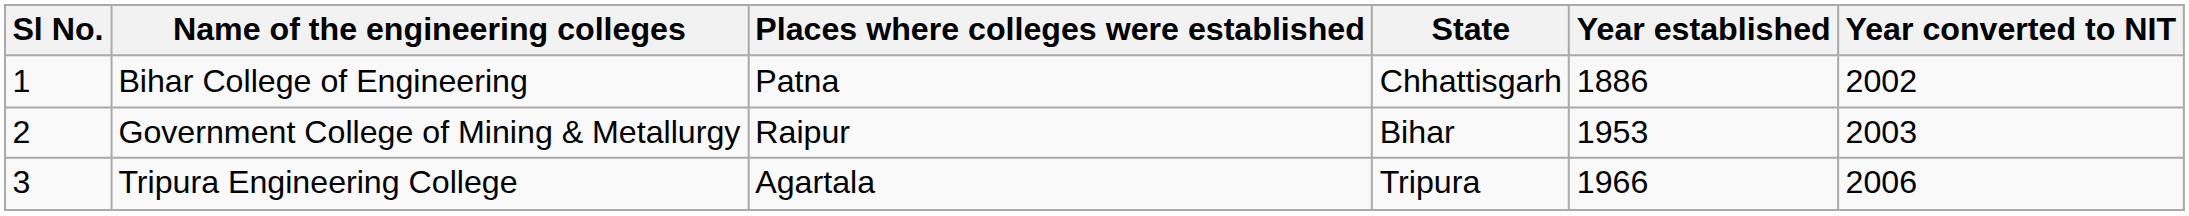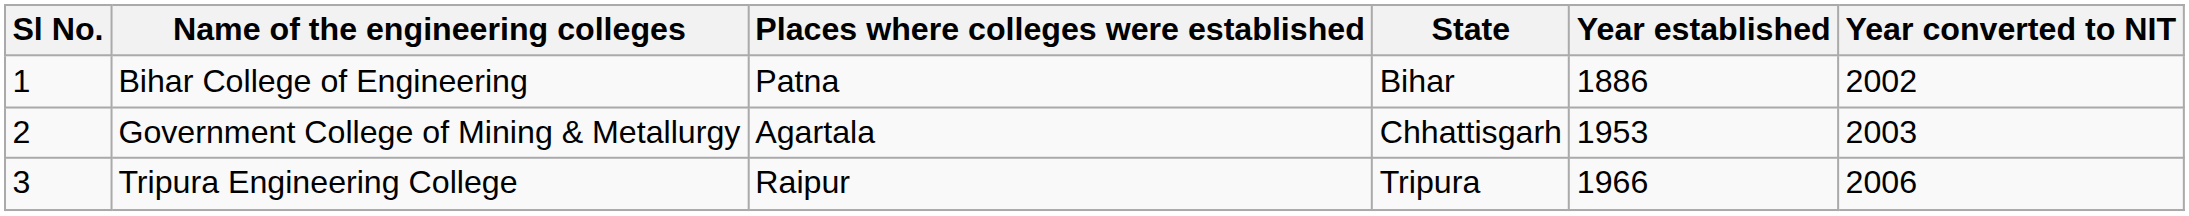(1471, 81) Chhattisgarh -> (1417, 81) Bihar
(803, 132) Raipur -> (815, 132) Agartala
(1417, 132) Bihar -> (1471, 132) Chhattisgarh
(815, 183) Agartala -> (803, 183) Raipur
